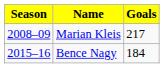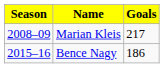(136, 53) 184 -> (136, 53) 186
